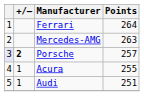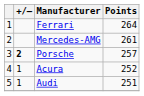(129, 41) 263 -> (129, 41) 261
(9, 55) lavender background -> (9, 55) no background
(129, 69) 255 -> (129, 69) 252
